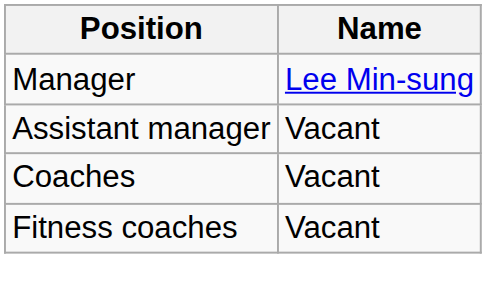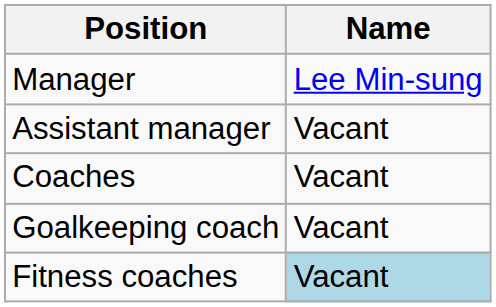+ row: (146, 227)
(332, 227) no background -> (341, 276) lightblue background
